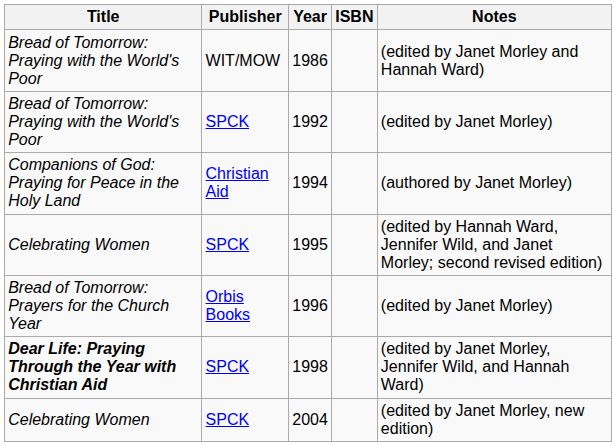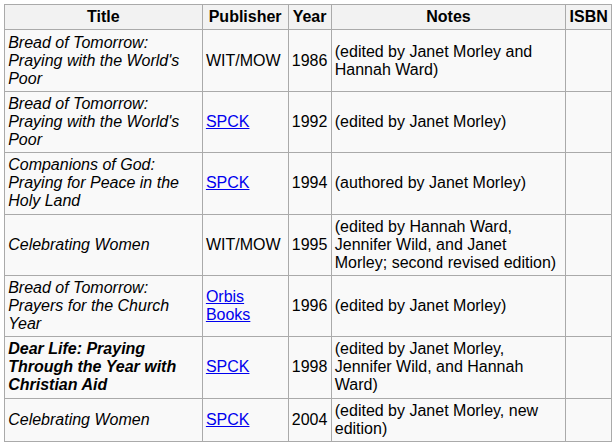columns swapped: (354, 17) <-> (494, 17)
(237, 183) Christian Aid -> (228, 183) SPCK
(227, 244) SPCK -> (243, 244) WIT/MOW
